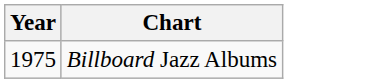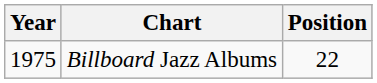+ column: (327, 22)
